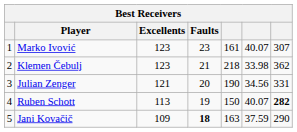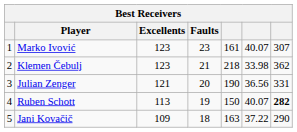(257, 83) 34.56 -> (257, 83) 36.56
(204, 119) bold -> (204, 119) normal
(257, 119) 37.59 -> (257, 119) 37.22
